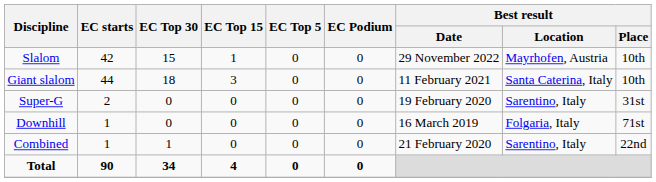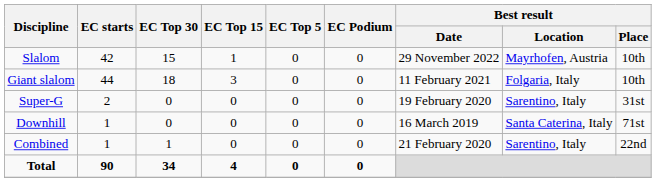(559, 80) Santa Caterina, Italy -> (542, 80) Folgaria, Italy
(542, 123) Folgaria, Italy -> (559, 123) Santa Caterina, Italy
